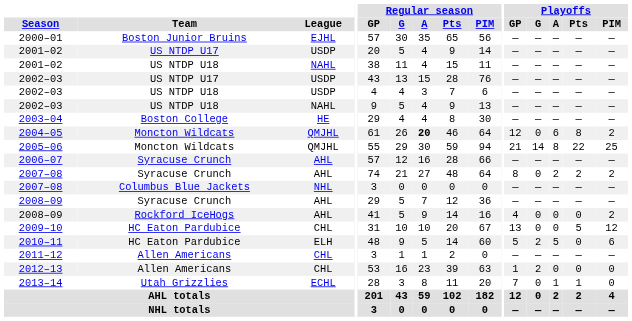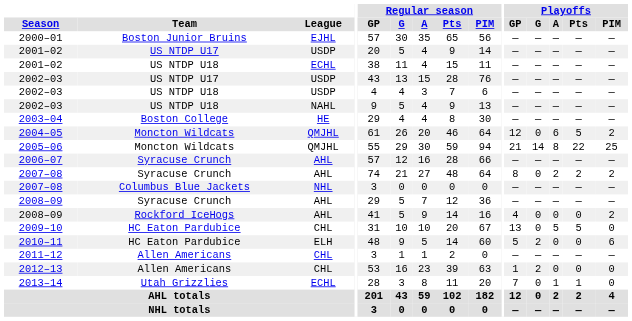(323, 65) NAHL -> (323, 65) ECHL
(424, 133) bold -> (424, 133) normal
(579, 133) 8 -> (579, 133) 5
(556, 228) 0 -> (556, 228) 5
(612, 228) 12 -> (612, 228) 0
(556, 242) 5 -> (556, 242) 0
